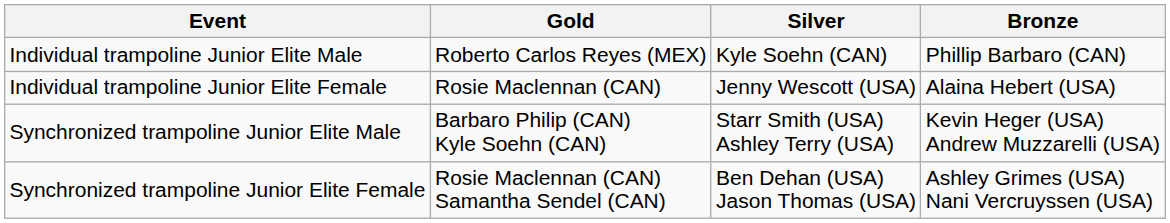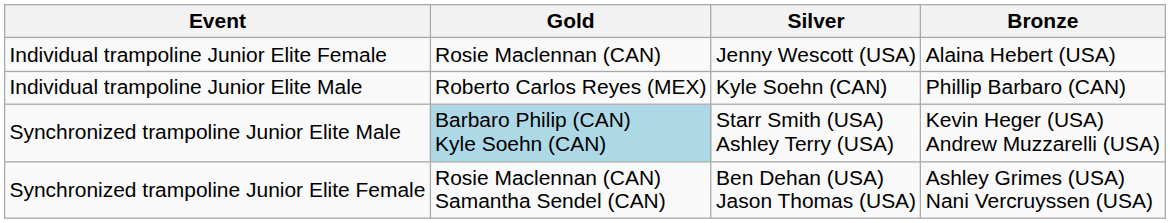rows swapped: (186, 54) <-> (198, 87)
(533, 132) no background -> (533, 132) lightblue background
